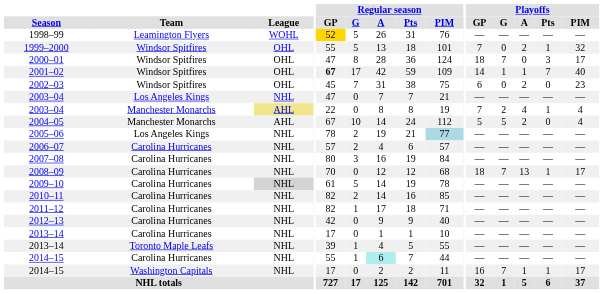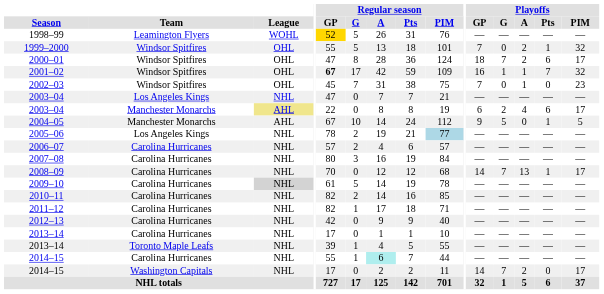(524, 59) 0 -> (524, 59) 2
(548, 59) 3 -> (548, 59) 6
(480, 72) 14 -> (480, 72) 16
(580, 72) 40 -> (580, 72) 32
(480, 84) 6 -> (480, 84) 7
(524, 84) 2 -> (524, 84) 1
(480, 109) 7 -> (480, 109) 6
(548, 109) 1 -> (548, 109) 6
(580, 109) 4 -> (580, 109) 17
(480, 121) 5 -> (480, 121) 9
(524, 121) 2 -> (524, 121) 0
(548, 121) 0 -> (548, 121) 1
(580, 121) 4 -> (580, 121) 5
(480, 171) 18 -> (480, 171) 14
(480, 270) 16 -> (480, 270) 14
(524, 270) 1 -> (524, 270) 2
(548, 270) 1 -> (548, 270) 0
